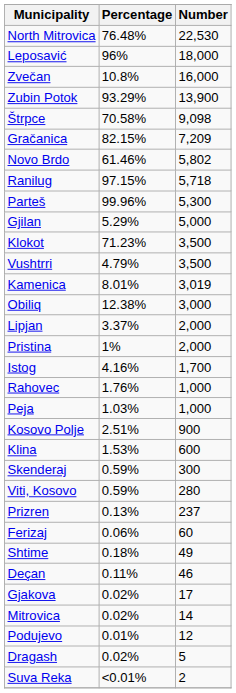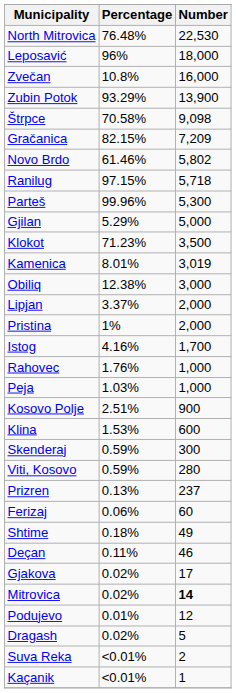- row: (30, 264)
(186, 616) normal -> (186, 595) bold
+ row: (31, 678)
